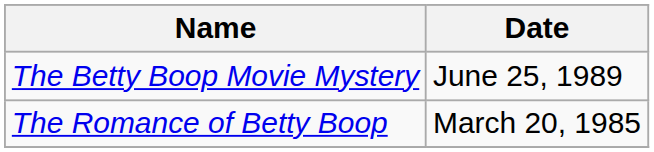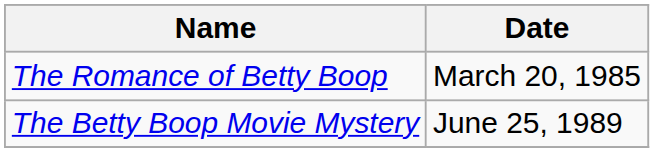rows swapped: (200, 123) <-> (216, 75)
